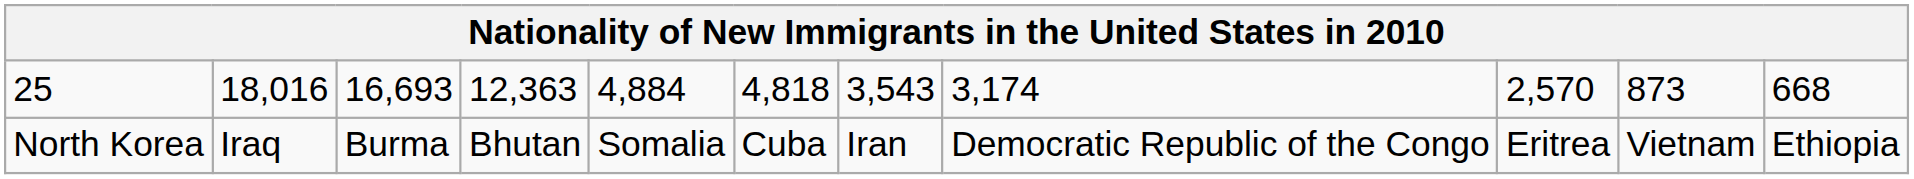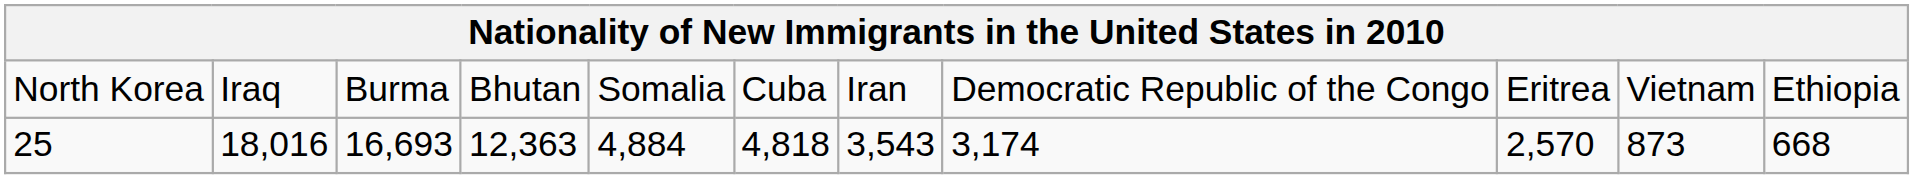rows swapped: (109, 144) <-> (33, 88)
